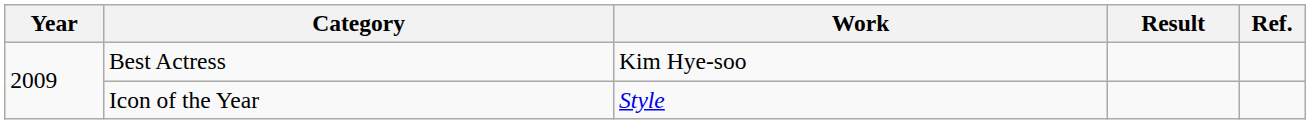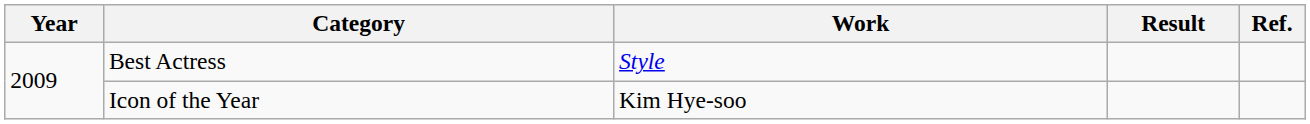(683, 60) Kim Hye-soo -> (642, 60) Style
(642, 98) Style -> (683, 98) Kim Hye-soo
